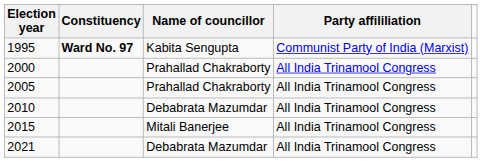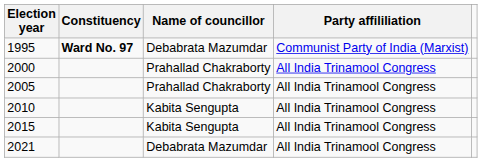(193, 48) Kabita Sengupta -> (207, 48) Debabrata Mazumdar
(207, 107) Debabrata Mazumdar -> (193, 107) Kabita Sengupta
(188, 127) Mitali Banerjee -> (193, 127) Kabita Sengupta
